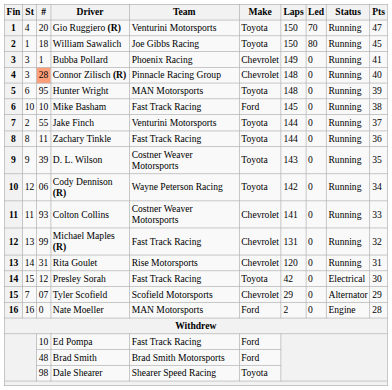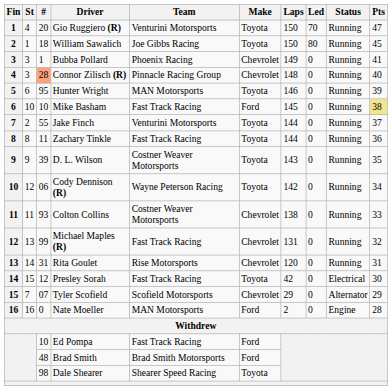(291, 91) 148 -> (291, 91) 146
(377, 107) no background -> (377, 107) khaki background
(291, 214) 141 -> (291, 214) 138
